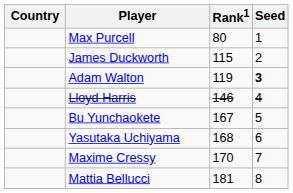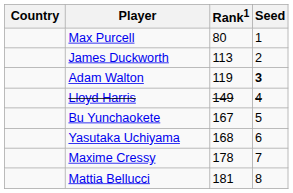(223, 58) 115 -> (223, 58) 113
(223, 98) 146 -> (223, 98) 149
(223, 158) 170 -> (223, 158) 178
